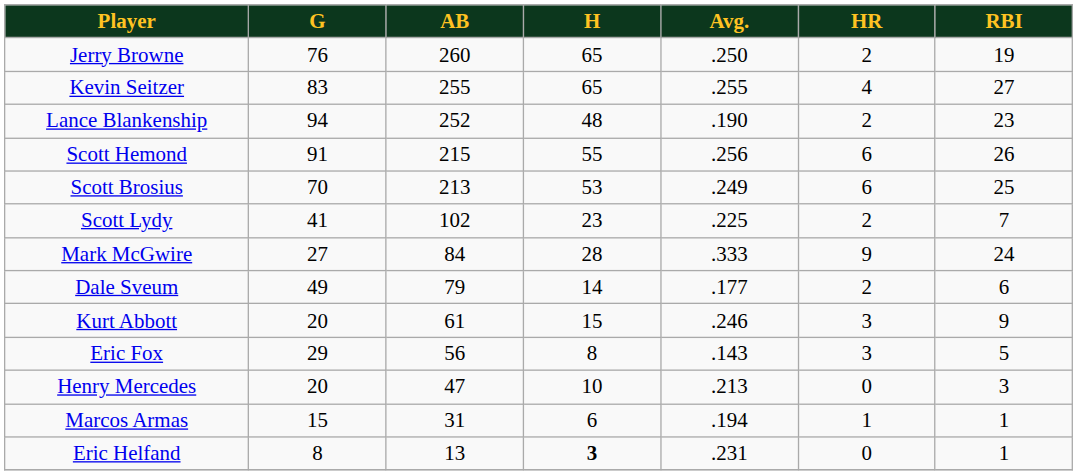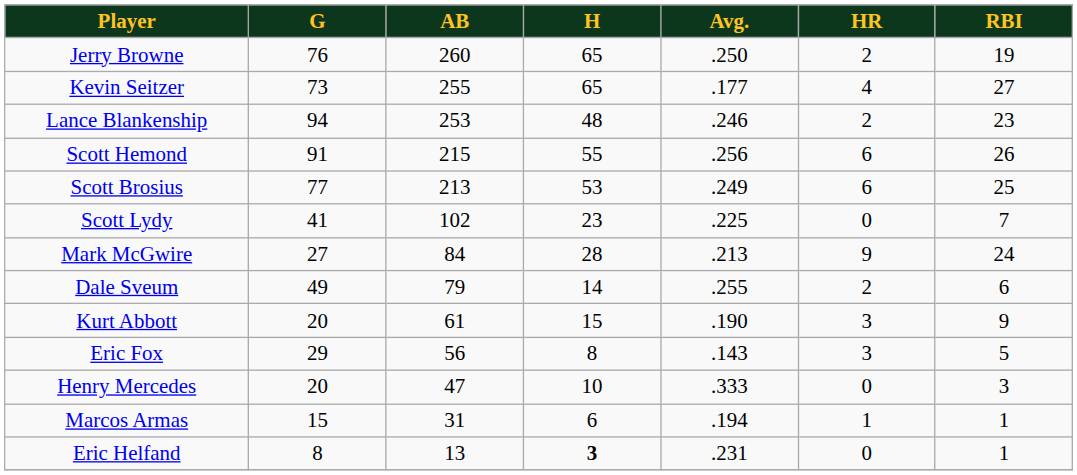(317, 87) 83 -> (317, 87) 73
(729, 87) .255 -> (729, 87) .177
(455, 120) 252 -> (455, 120) 253
(729, 120) .190 -> (729, 120) .246
(317, 187) 70 -> (317, 187) 77
(867, 220) 2 -> (867, 220) 0
(729, 253) .333 -> (729, 253) .213
(729, 287) .177 -> (729, 287) .255
(729, 320) .246 -> (729, 320) .190
(729, 386) .213 -> (729, 386) .333
